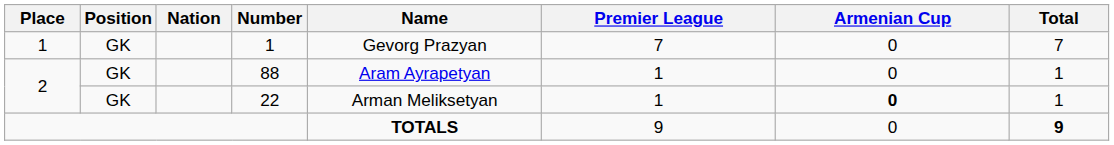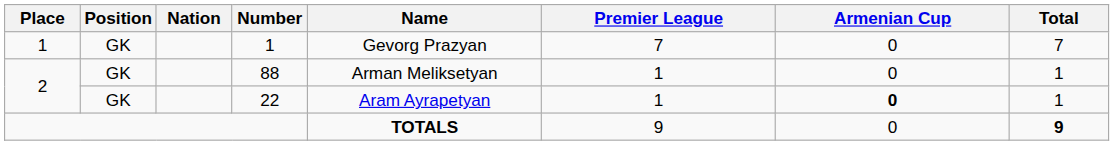(425, 73) Aram Ayrapetyan -> (425, 73) Arman Meliksetyan
(425, 100) Arman Meliksetyan -> (425, 100) Aram Ayrapetyan
